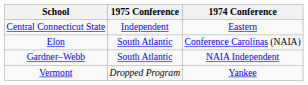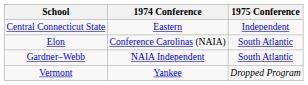columns swapped: (243, 12) <-> (145, 12)
